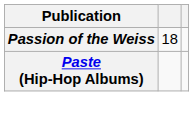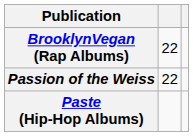+ row: (81, 47)
(170, 39) 18 -> (170, 79) 22
